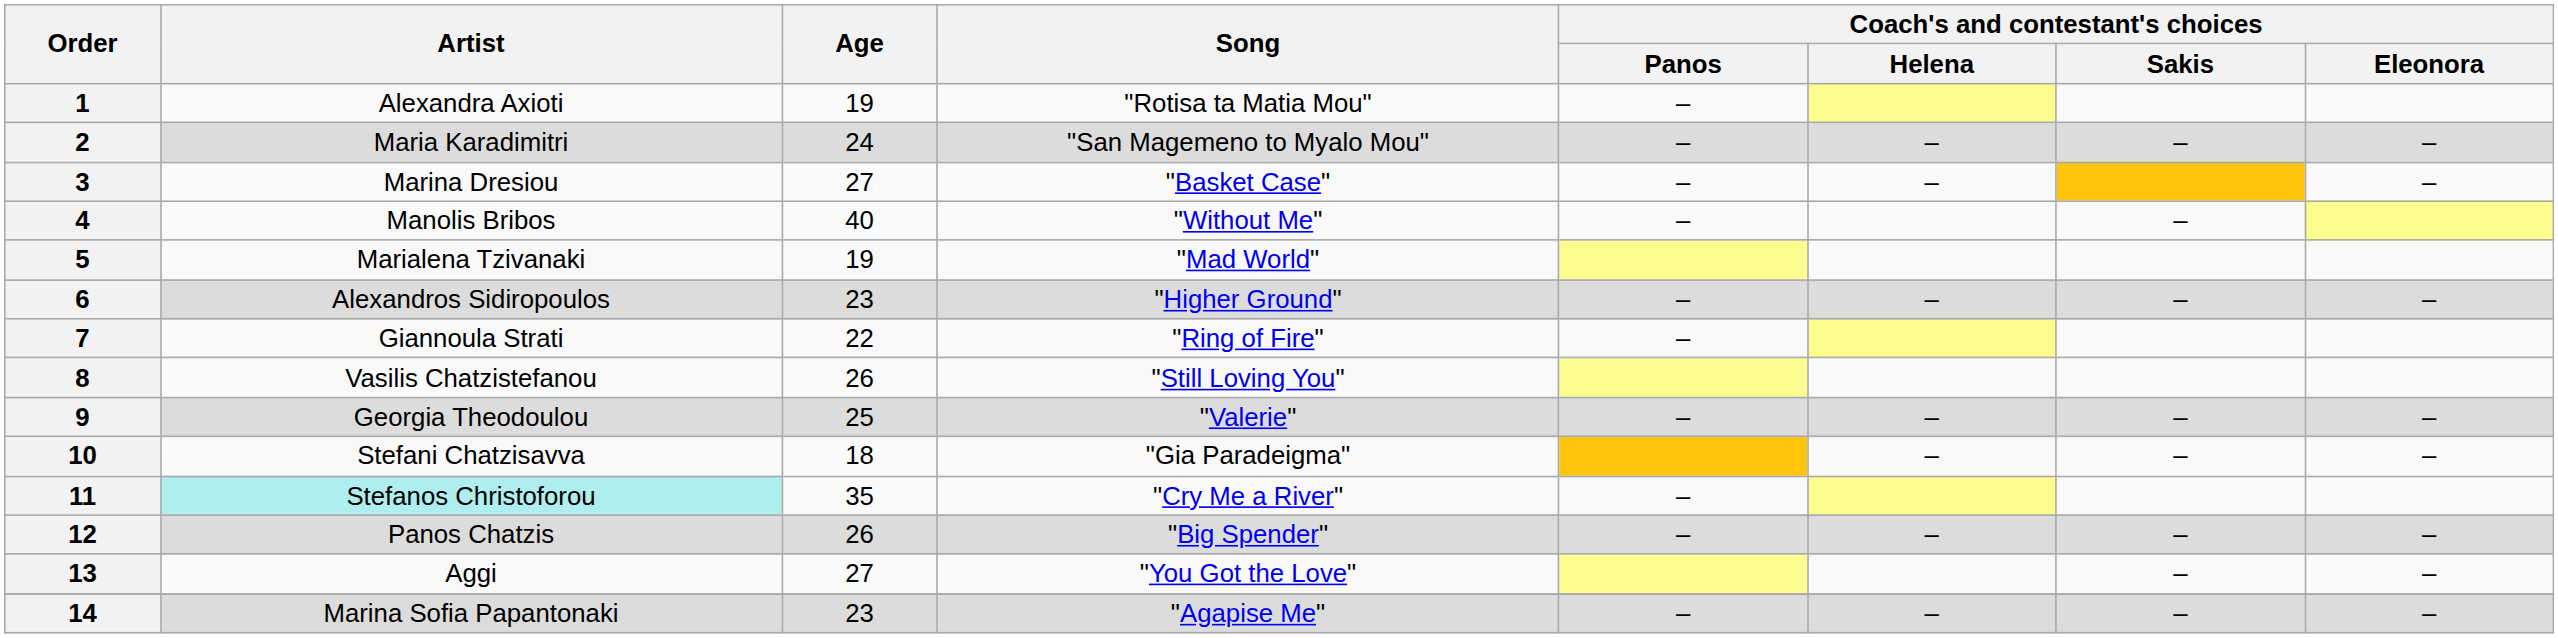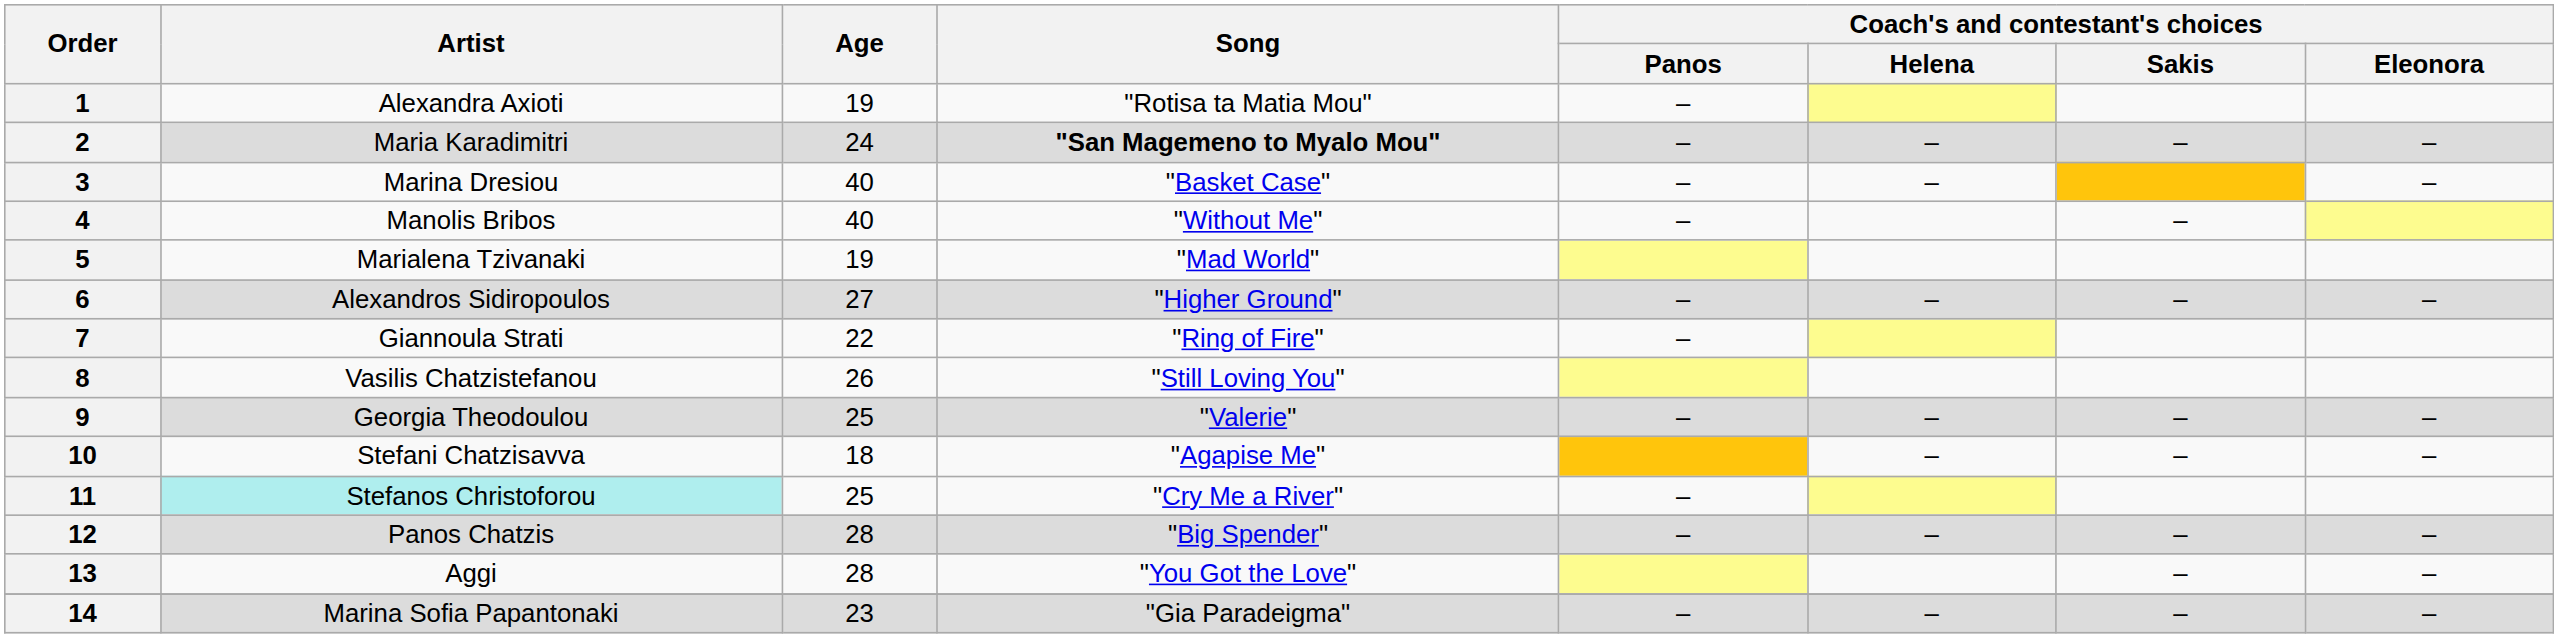(1248, 142) normal -> (1248, 142) bold
(860, 181) 27 -> (860, 181) 40
(860, 299) 23 -> (860, 299) 27
(1248, 456) "Gia Paradeigma" -> (1248, 456) "Agapise Me"
(860, 495) 35 -> (860, 495) 25
(860, 535) 26 -> (860, 535) 28
(860, 574) 27 -> (860, 574) 28
(1248, 613) "Agapise Me" -> (1248, 613) "Gia Paradeigma"
